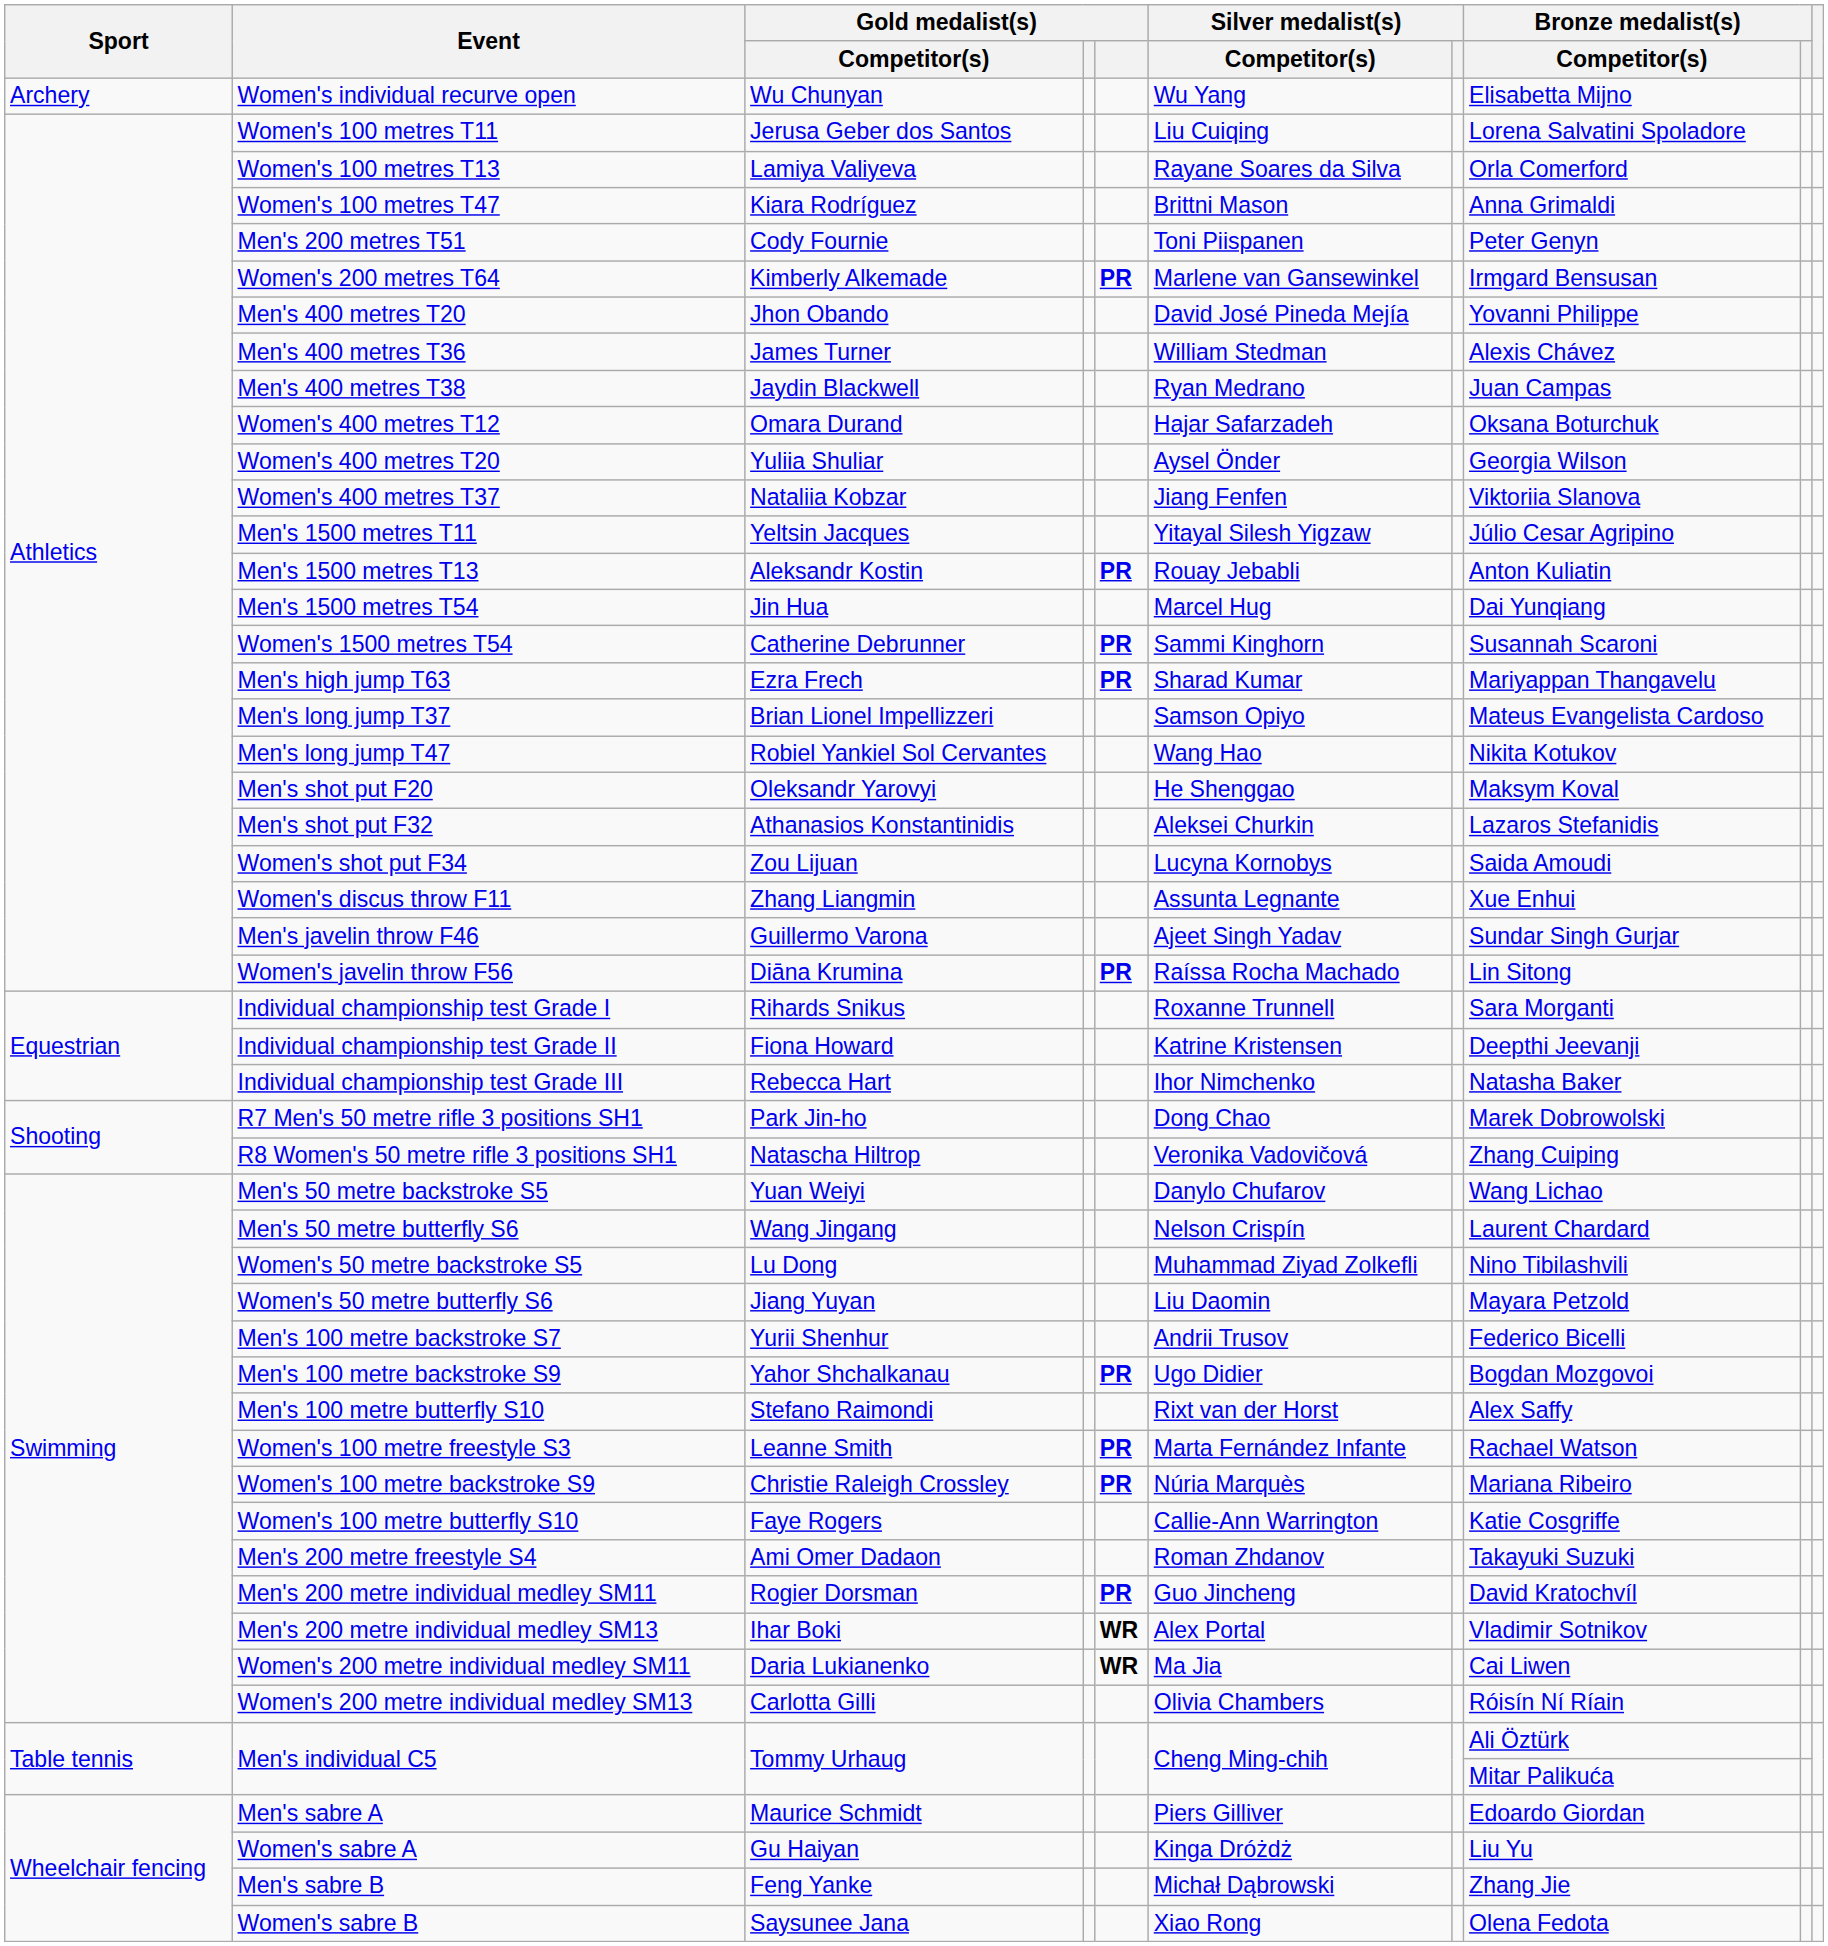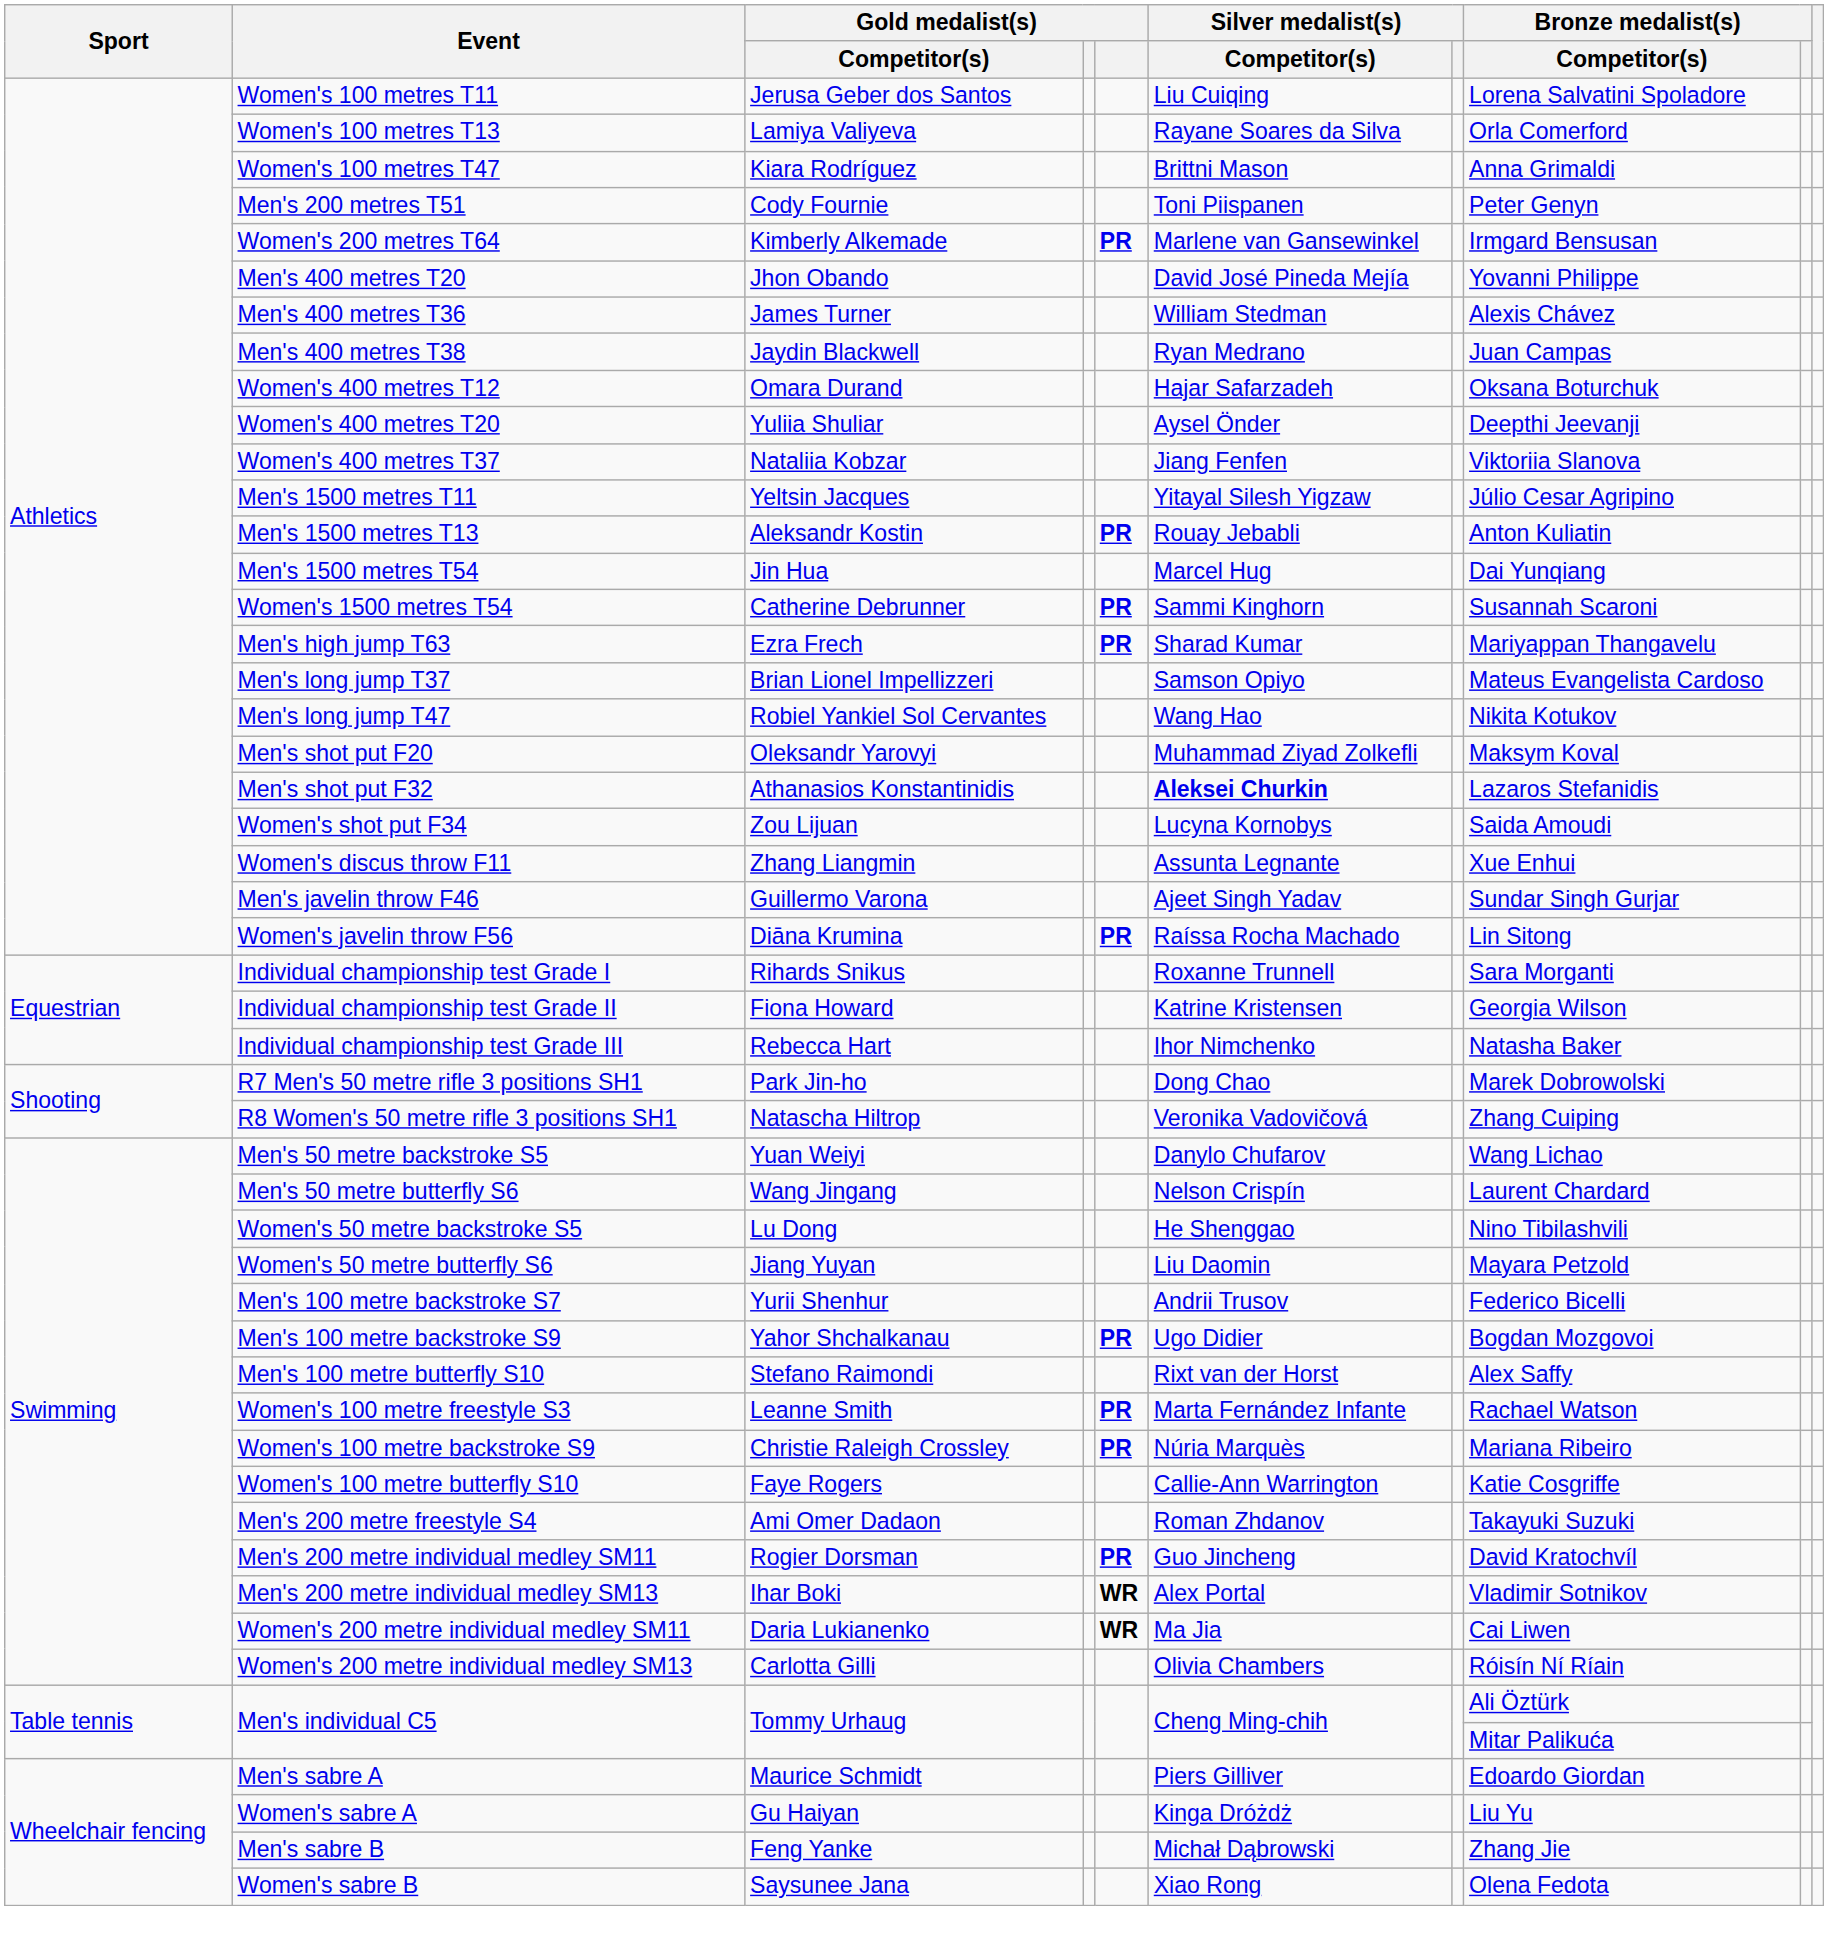- row: (407, 95)
(1548, 461) Georgia Wilson -> (1554, 424) Deepthi Jeevanji
(1224, 790) He Shenggao -> (1286, 753) Muhammad Ziyad Zolkefli
(1234, 826) normal -> (1241, 790) bold
(1554, 1045) Deepthi Jeevanji -> (1548, 1009) Georgia Wilson
(1286, 1265) Muhammad Ziyad Zolkefli -> (1224, 1228) He Shenggao
